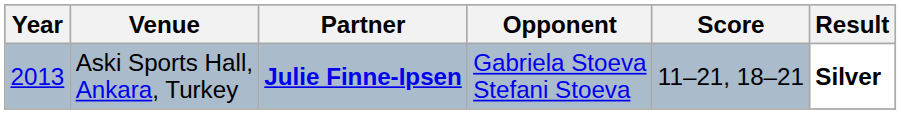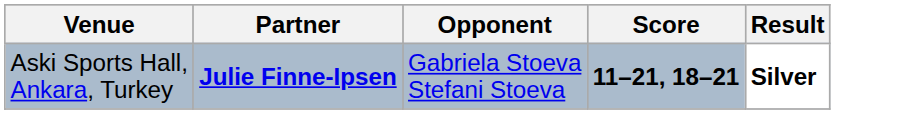- column: (37, 24)
(731, 76) normal -> (666, 76) bold
